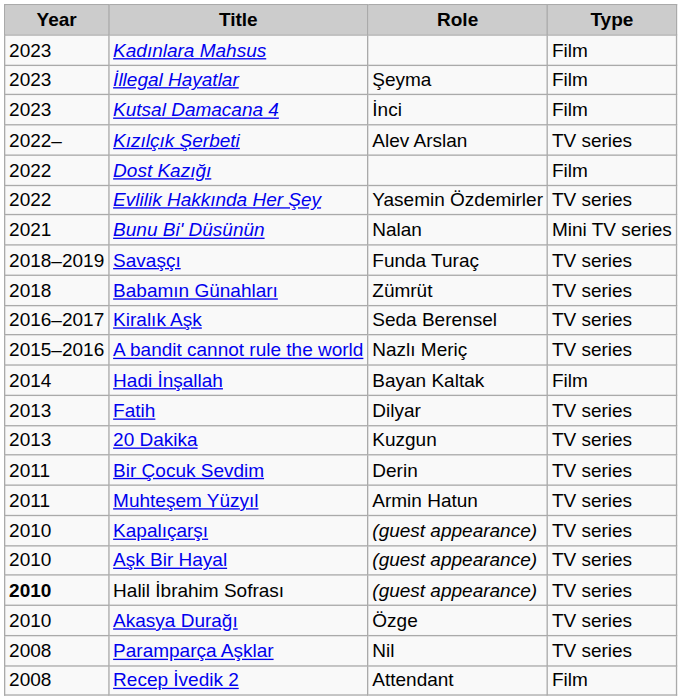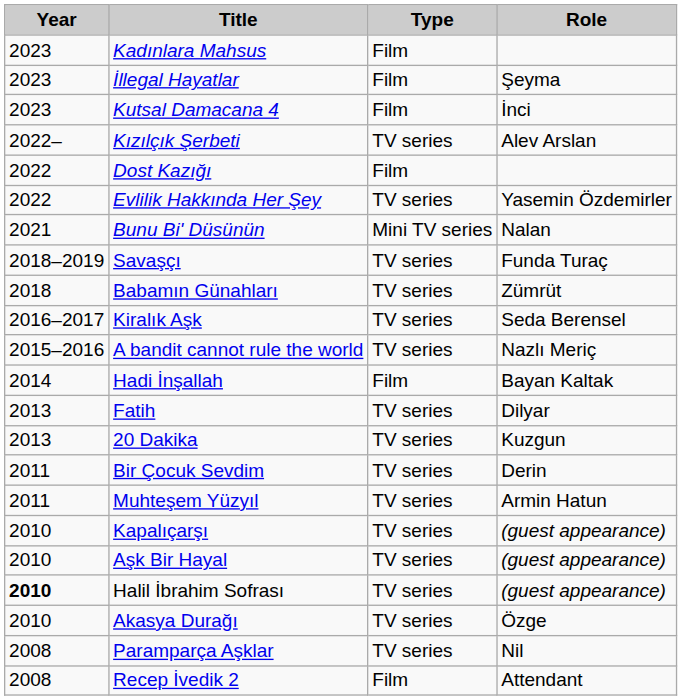columns swapped: (458, 20) <-> (612, 20)
